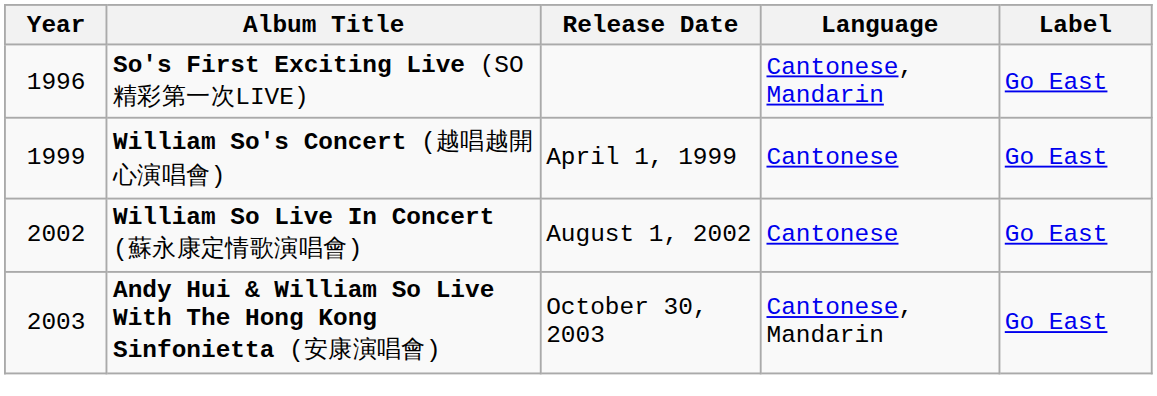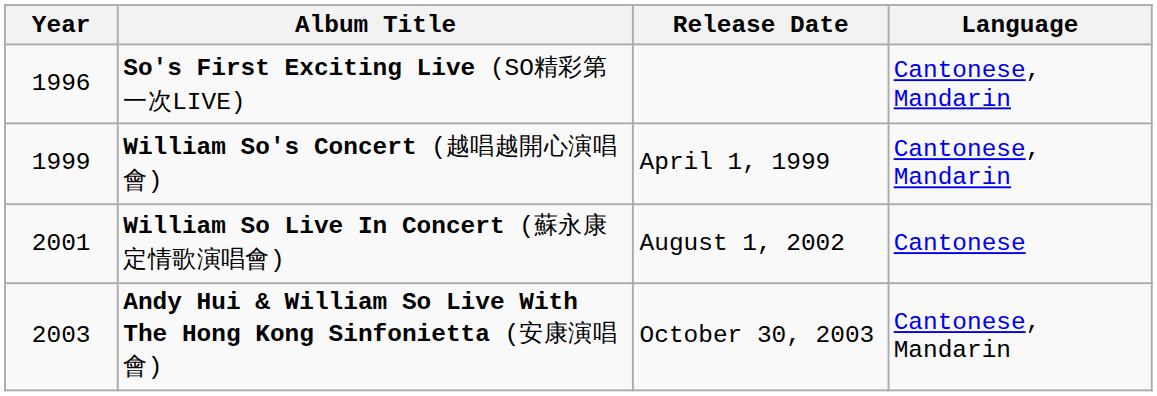- column: (1075, 25)
(832, 158) Cantonese -> (967, 164) Cantonese, Mandarin
(56, 235) 2002 -> (61, 243) 2001
